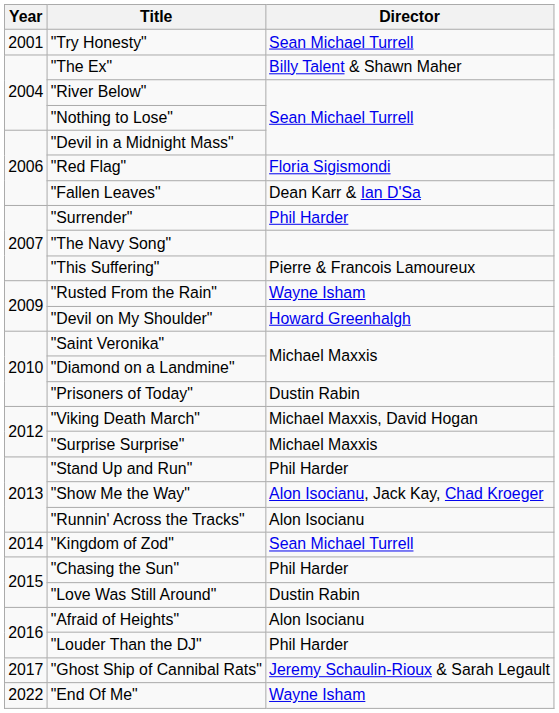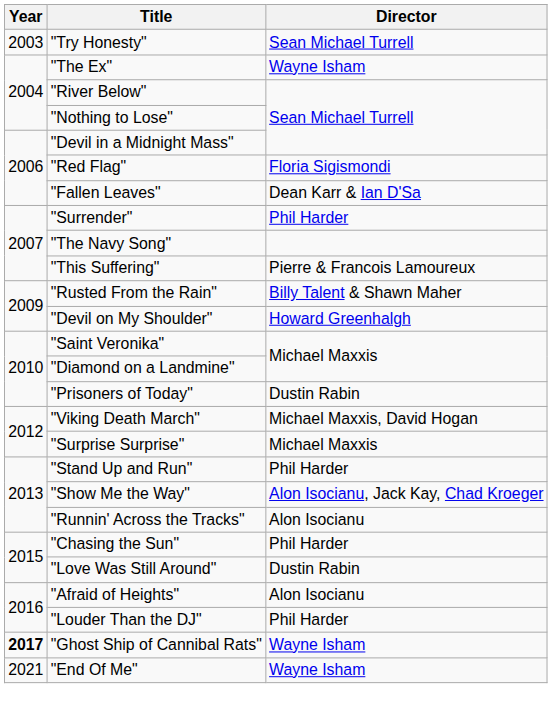(26, 42) 2001 -> (26, 42) 2003
(365, 67) Billy Talent & Shawn Maher -> (317, 67) Wayne Isham
(317, 293) Wayne Isham -> (365, 293) Billy Talent & Shawn Maher
- row: (112, 544)
(26, 670) normal -> (26, 645) bold
(410, 670) Jeremy Schaulin-Rioux & Sarah Legault -> (317, 645) Wayne Isham
(26, 695) 2022 -> (26, 670) 2021
